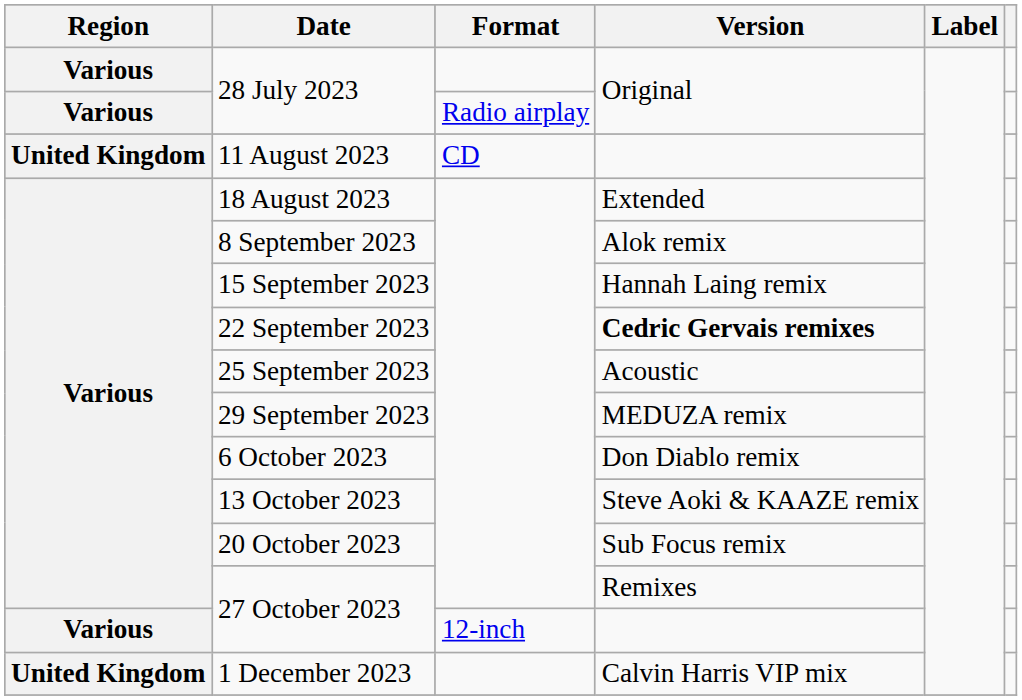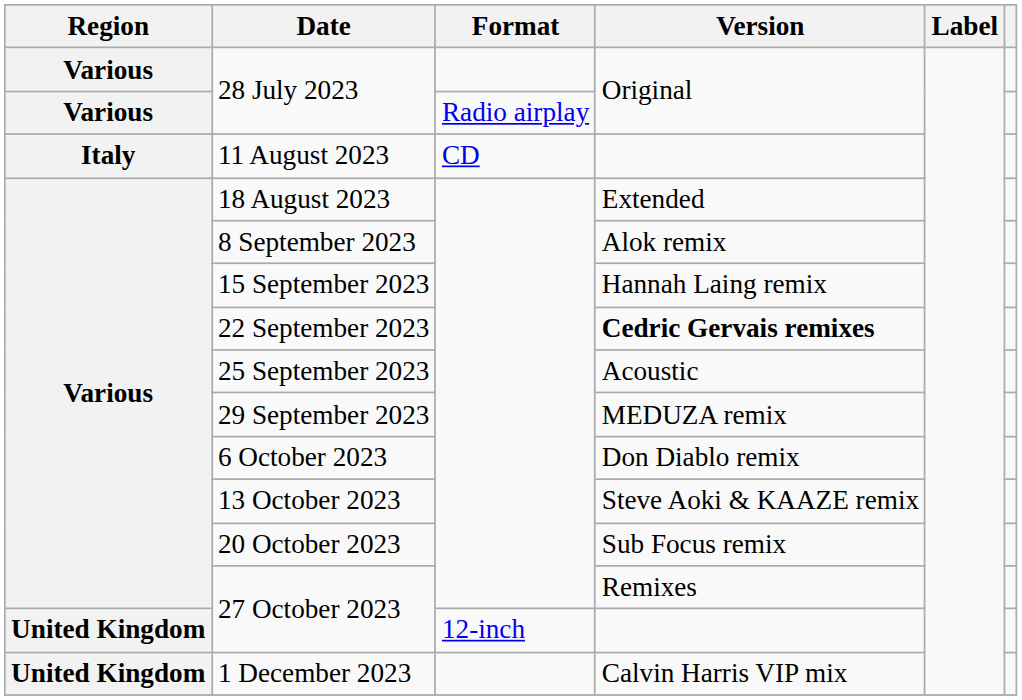(108, 155) United Kingdom -> (108, 155) Italy
(108, 629) Various -> (108, 629) United Kingdom
